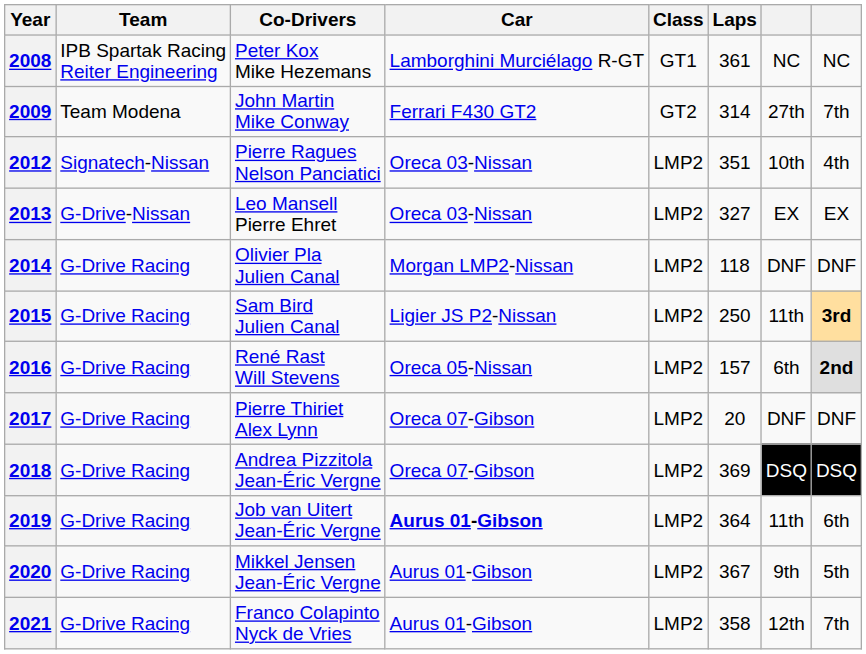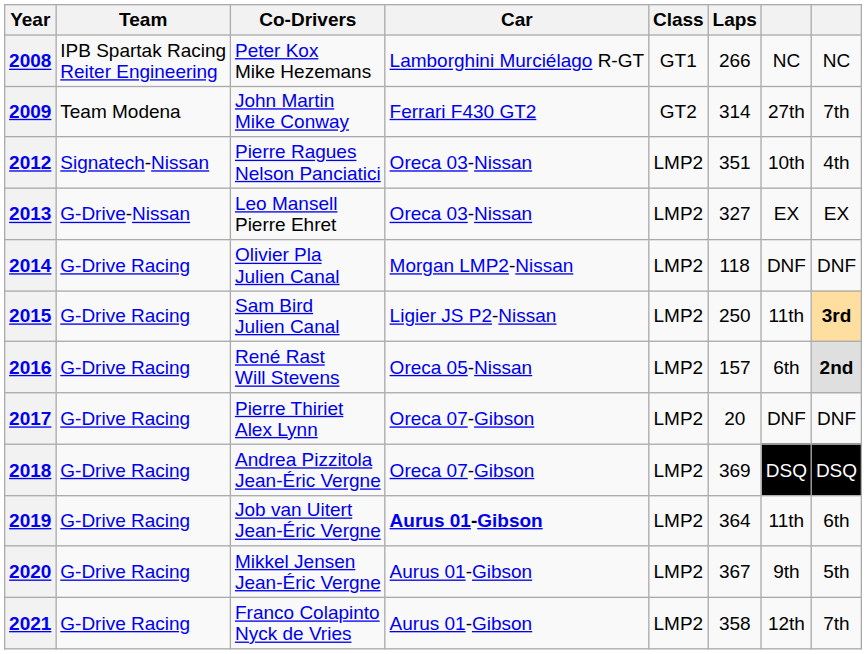(735, 61) 361 -> (735, 61) 266
